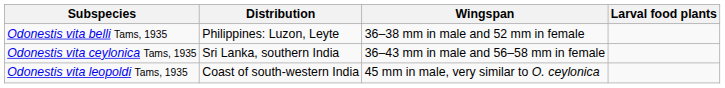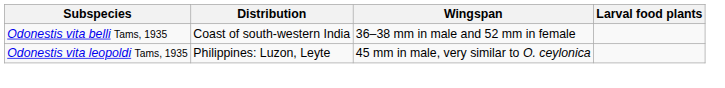(271, 33) Philippines: Luzon, Leyte -> (272, 33) Coast of south-western India
- row: (102, 53)
(281, 72) Coast of south-western India -> (262, 53) Philippines: Luzon, Leyte
